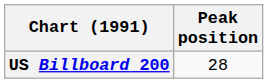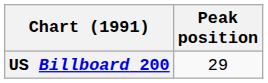(218, 65) 28 -> (218, 65) 29
